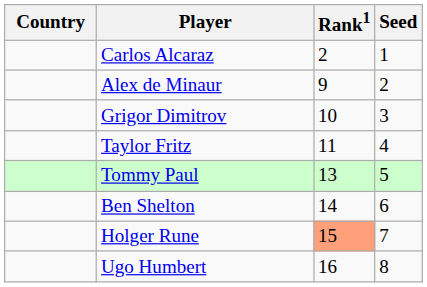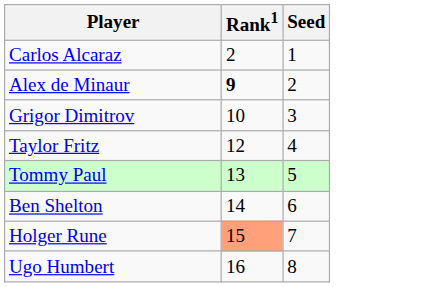- column: (51, 22)
(323, 85) normal -> (231, 85) bold
(327, 145) 11 -> (236, 145) 12
